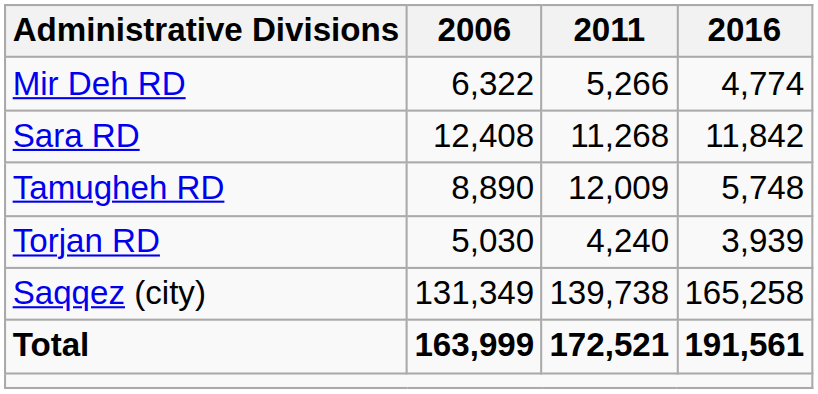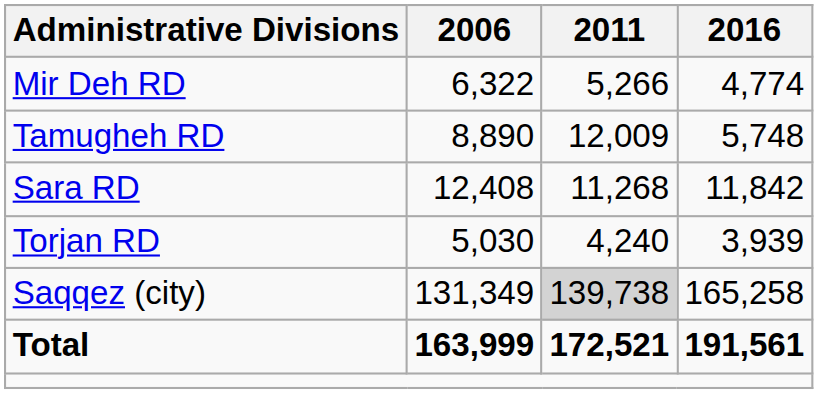rows swapped: (76, 135) <-> (119, 188)
(609, 293) no background -> (609, 293) lightgrey background
